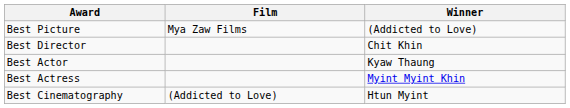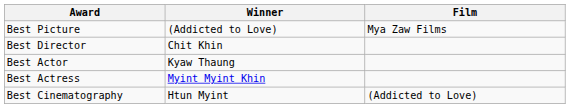columns swapped: (465, 13) <-> (265, 13)
